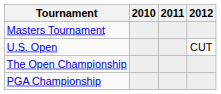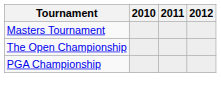- row: (32, 47)
